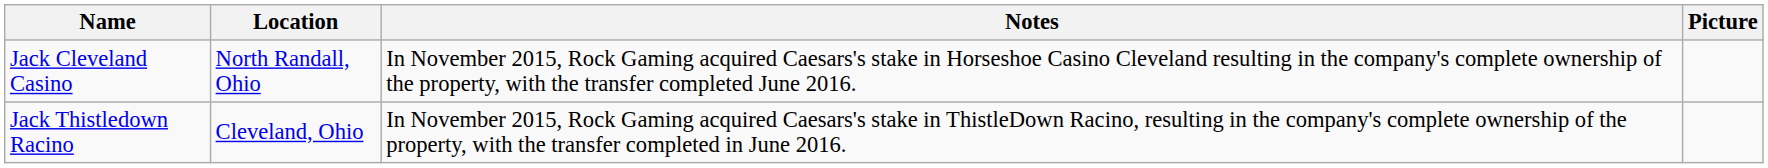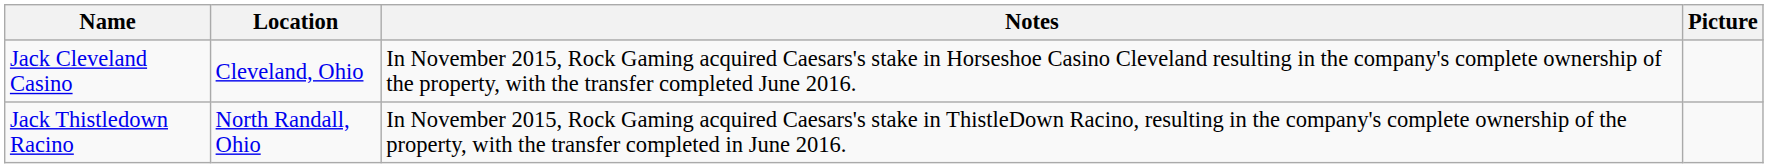(283, 70) North Randall, Ohio -> (290, 70) Cleveland, Ohio
(290, 132) Cleveland, Ohio -> (283, 132) North Randall, Ohio
